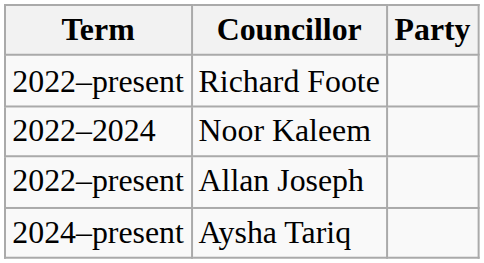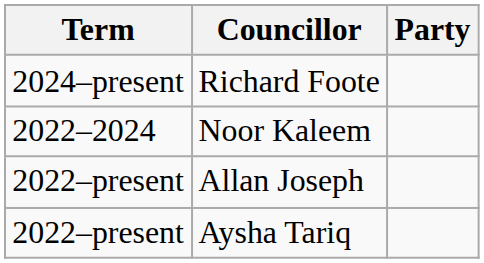(98, 80) 2022–present -> (98, 80) 2024–present
(98, 231) 2024–present -> (98, 231) 2022–present
